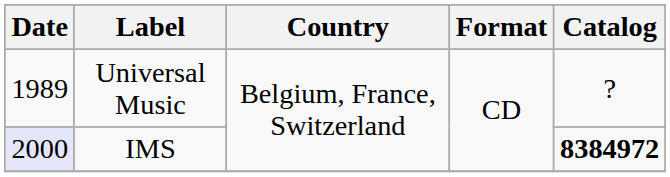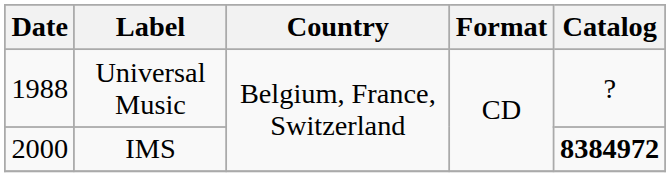(40, 87) 1989 -> (40, 87) 1988
(40, 148) lavender background -> (40, 148) no background
